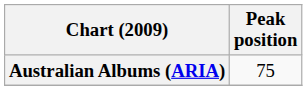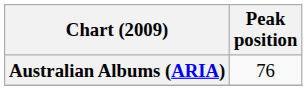(266, 70) 75 -> (266, 70) 76
